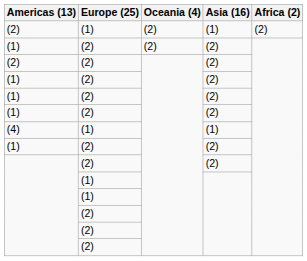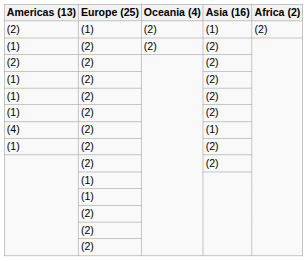(87, 130) (1) -> (87, 130) (2)
